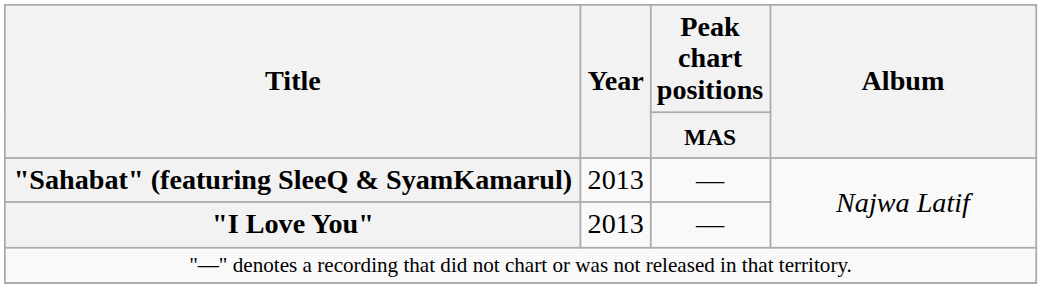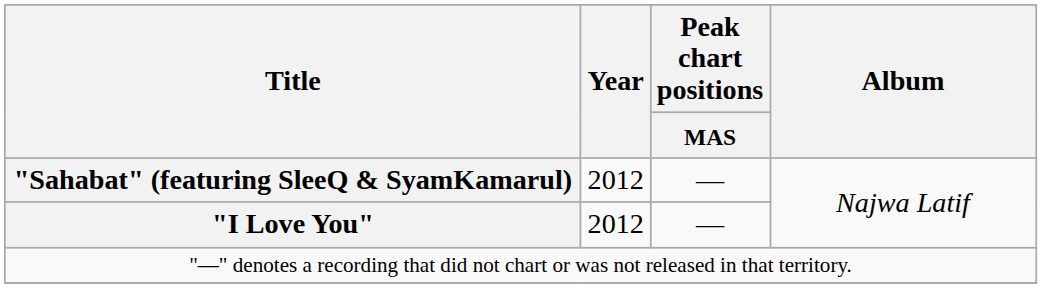(616, 179) 2013 -> (616, 179) 2012
(616, 224) 2013 -> (616, 224) 2012
